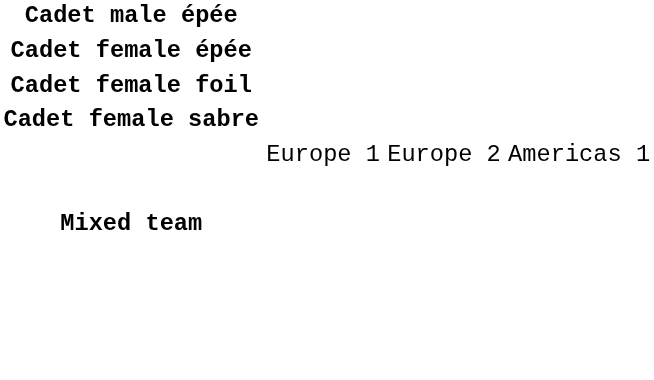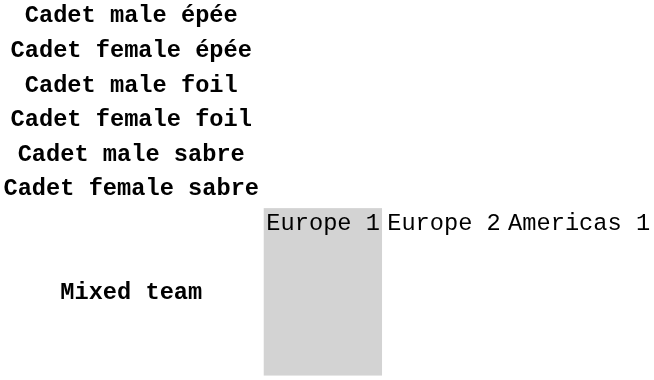+ row: (131, 85)
+ row: (131, 154)
(323, 154) no background -> (323, 224) lightgrey background
